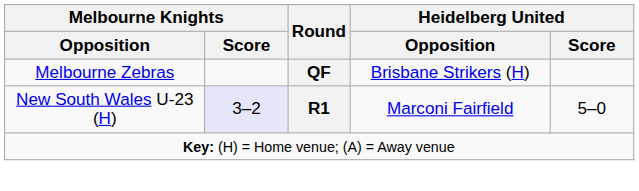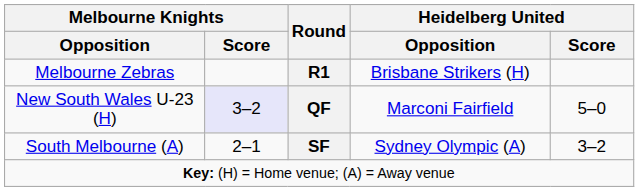(319, 72) QF -> (319, 72) R1
(319, 109) R1 -> (319, 109) QF
+ row: (105, 145)
